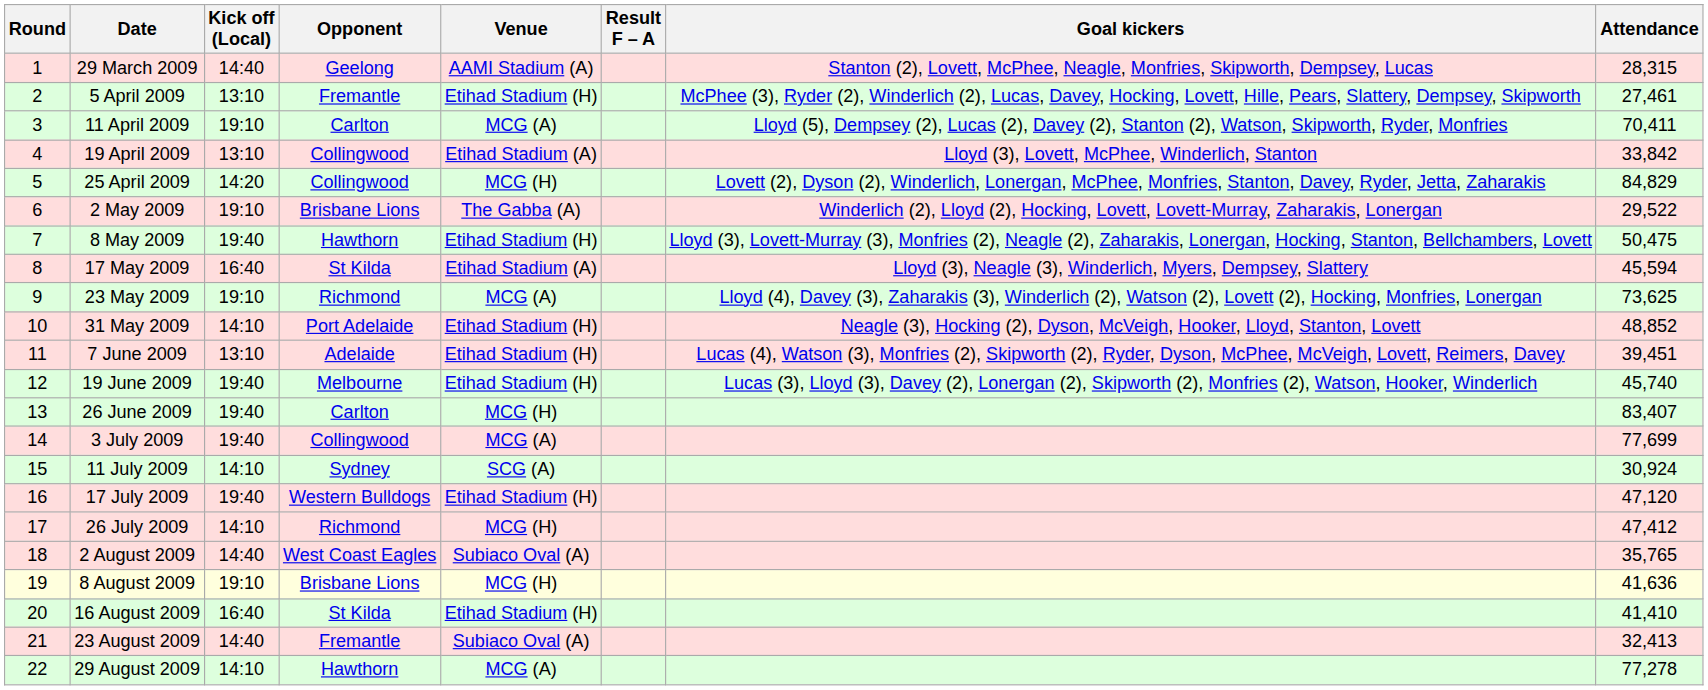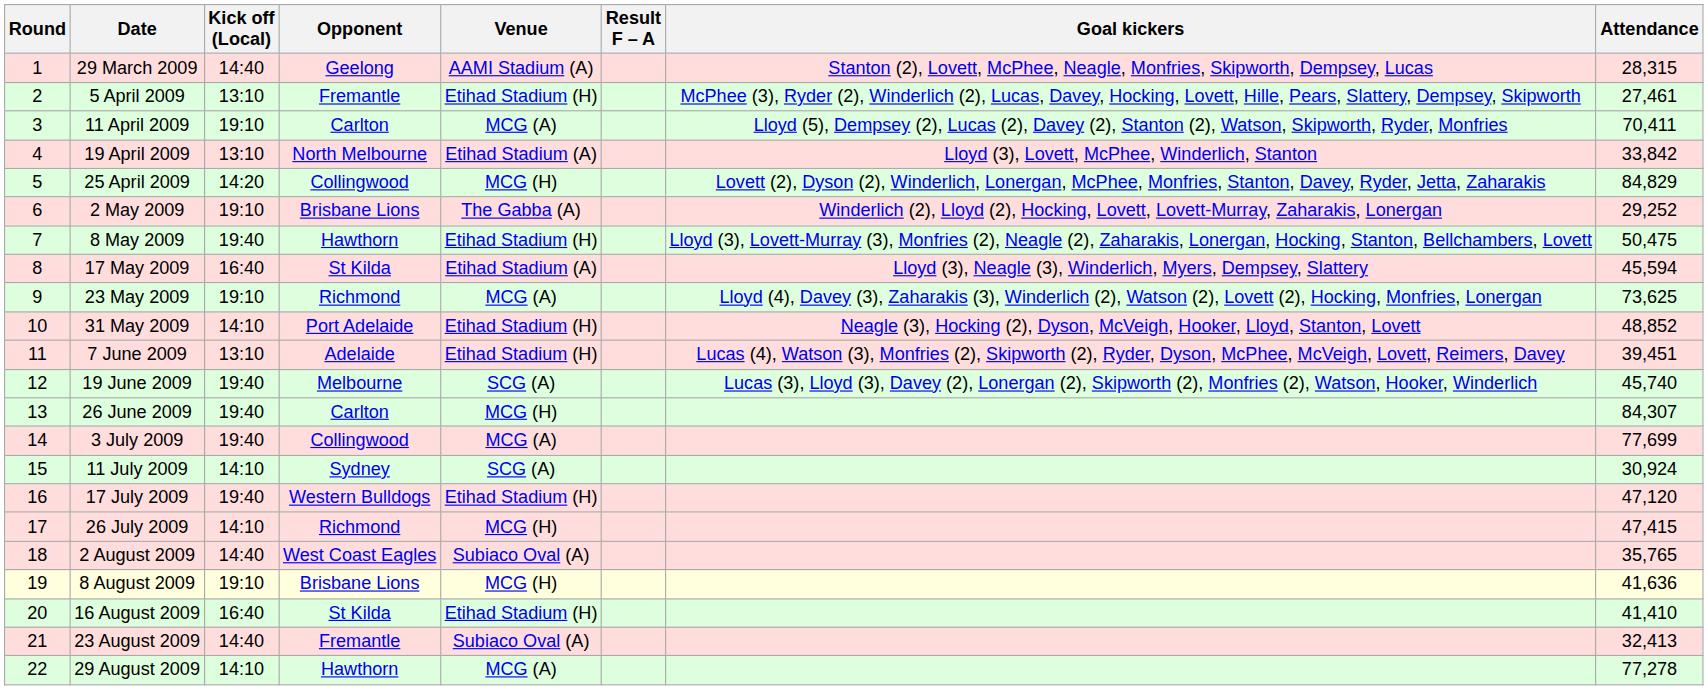(360, 153) Collingwood -> (360, 153) North Melbourne
(1649, 211) 29,522 -> (1649, 211) 29,252
(521, 383) Etihad Stadium (H) -> (521, 383) SCG (A)
(1649, 411) 83,407 -> (1649, 411) 84,307
(1649, 526) 47,412 -> (1649, 526) 47,415
